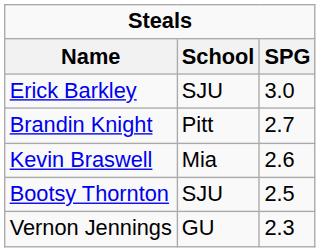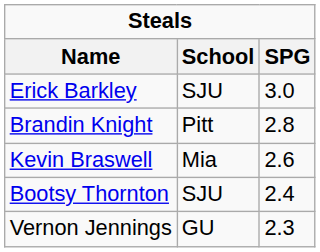(280, 125) 2.7 -> (280, 125) 2.8
(280, 194) 2.5 -> (280, 194) 2.4
